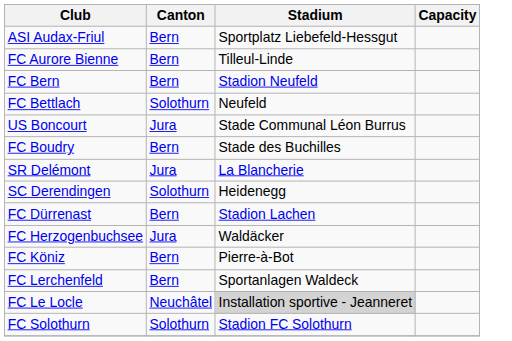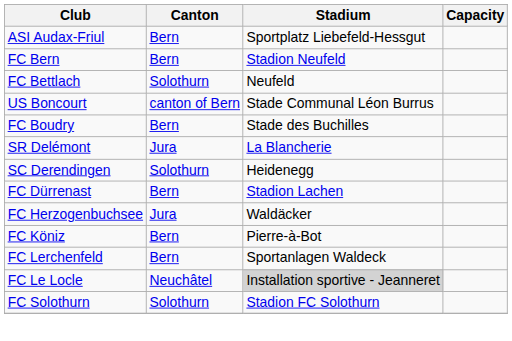- row: (63, 59)
(163, 125) Jura -> (195, 103) canton of Bern
